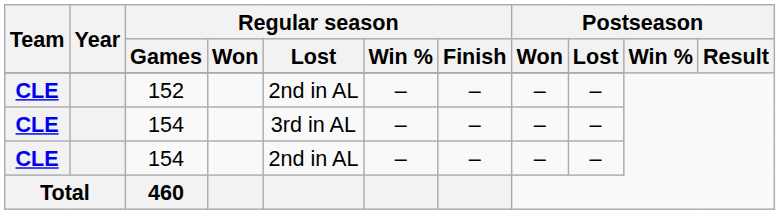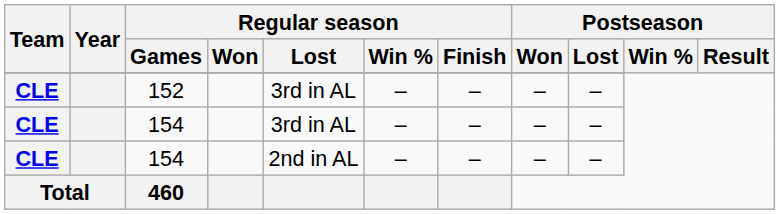(313, 90) 2nd in AL -> (313, 90) 3rd in AL
